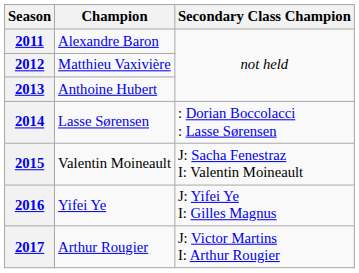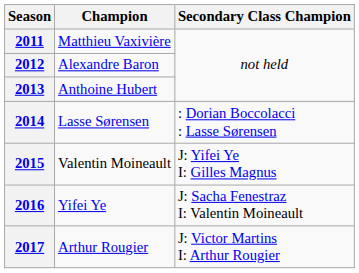(108, 41) Alexandre Baron -> (114, 41) Matthieu Vaxivière
(114, 65) Matthieu Vaxivière -> (108, 65) Alexandre Baron
(241, 164) J: Sacha Fenestraz I: Valentin Moineault -> (227, 164) J: Yifei Ye I: Gilles Magnus
(227, 205) J: Yifei Ye I: Gilles Magnus -> (241, 205) J: Sacha Fenestraz I: Valentin Moineault
